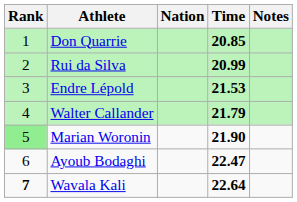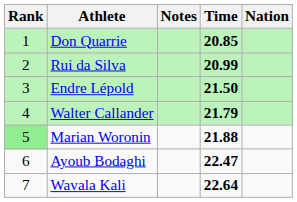columns swapped: (182, 16) <-> (271, 16)
(229, 88) 21.53 -> (221, 88) 21.50
(229, 137) 21.90 -> (221, 137) 21.88
(26, 185) bold -> (26, 185) normal
